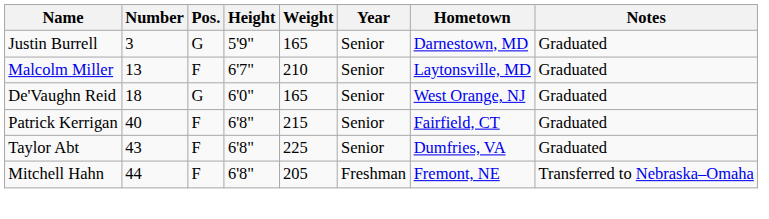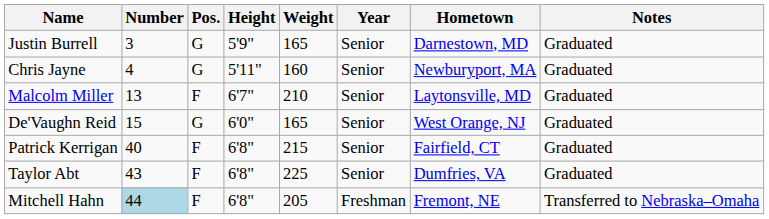+ row: (47, 69)
(134, 95) 18 -> (134, 122) 15
(134, 174) no background -> (134, 200) lightblue background
